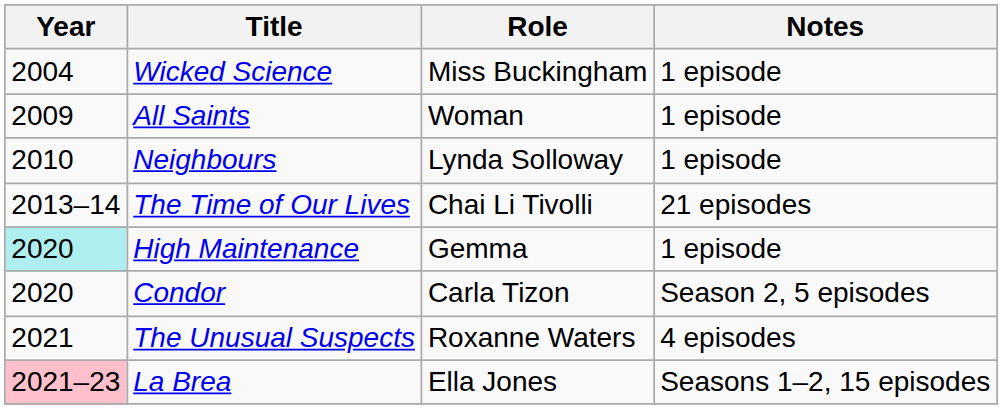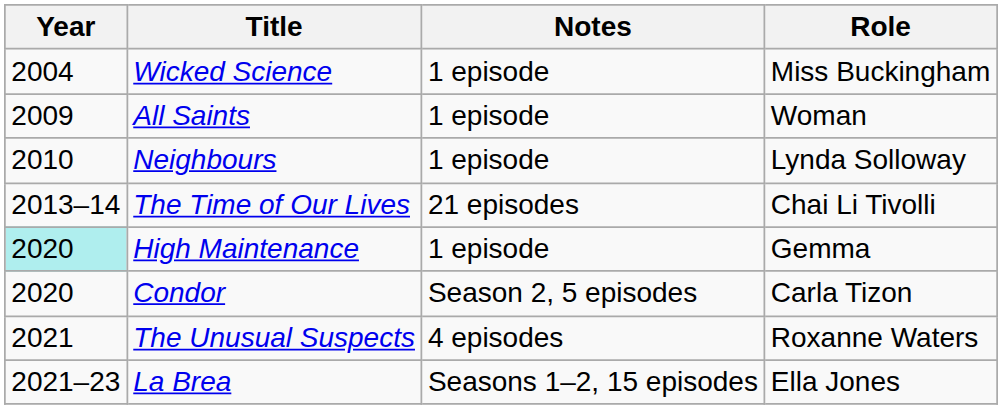columns swapped: (538, 26) <-> (825, 26)
(66, 381) pink background -> (66, 381) no background
